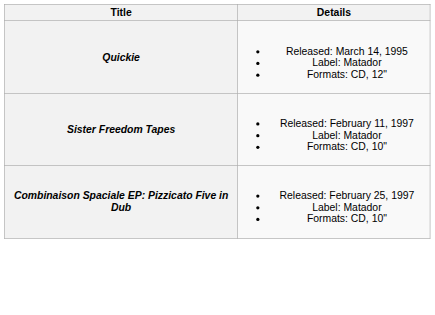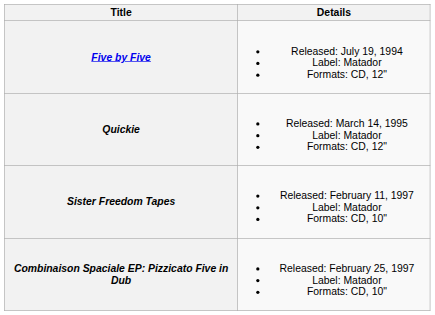+ row: (121, 57)
